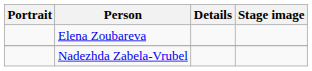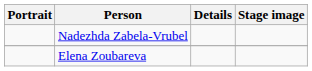rows swapped: (123, 55) <-> (102, 35)
